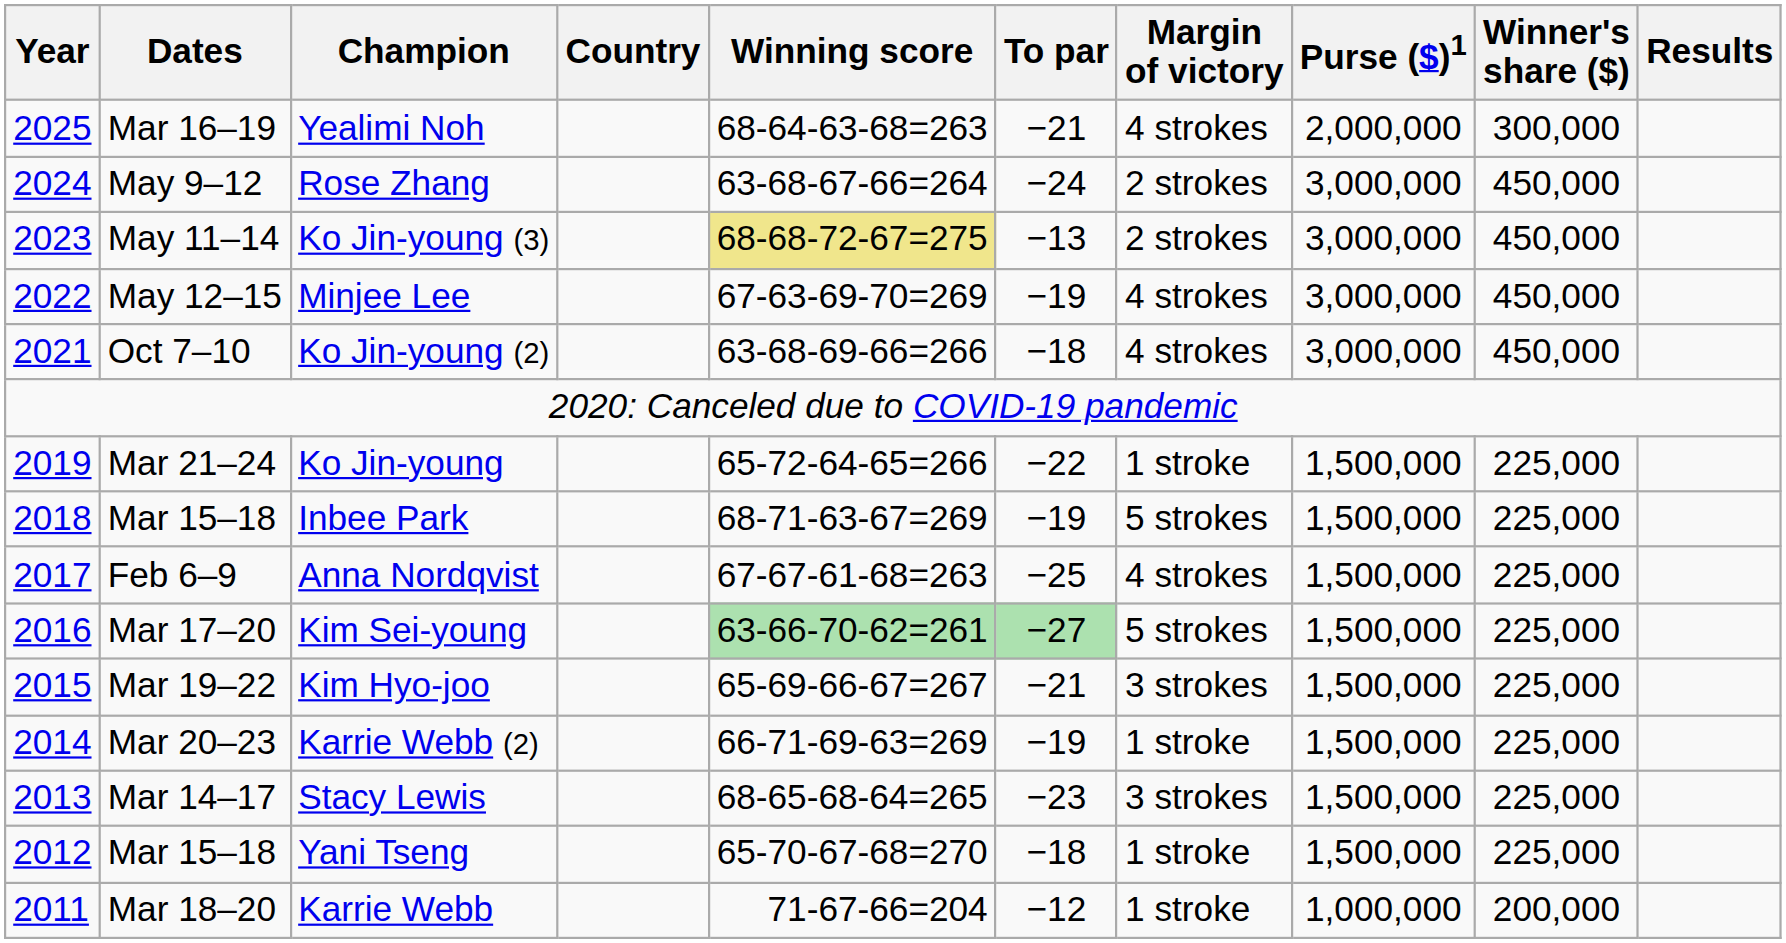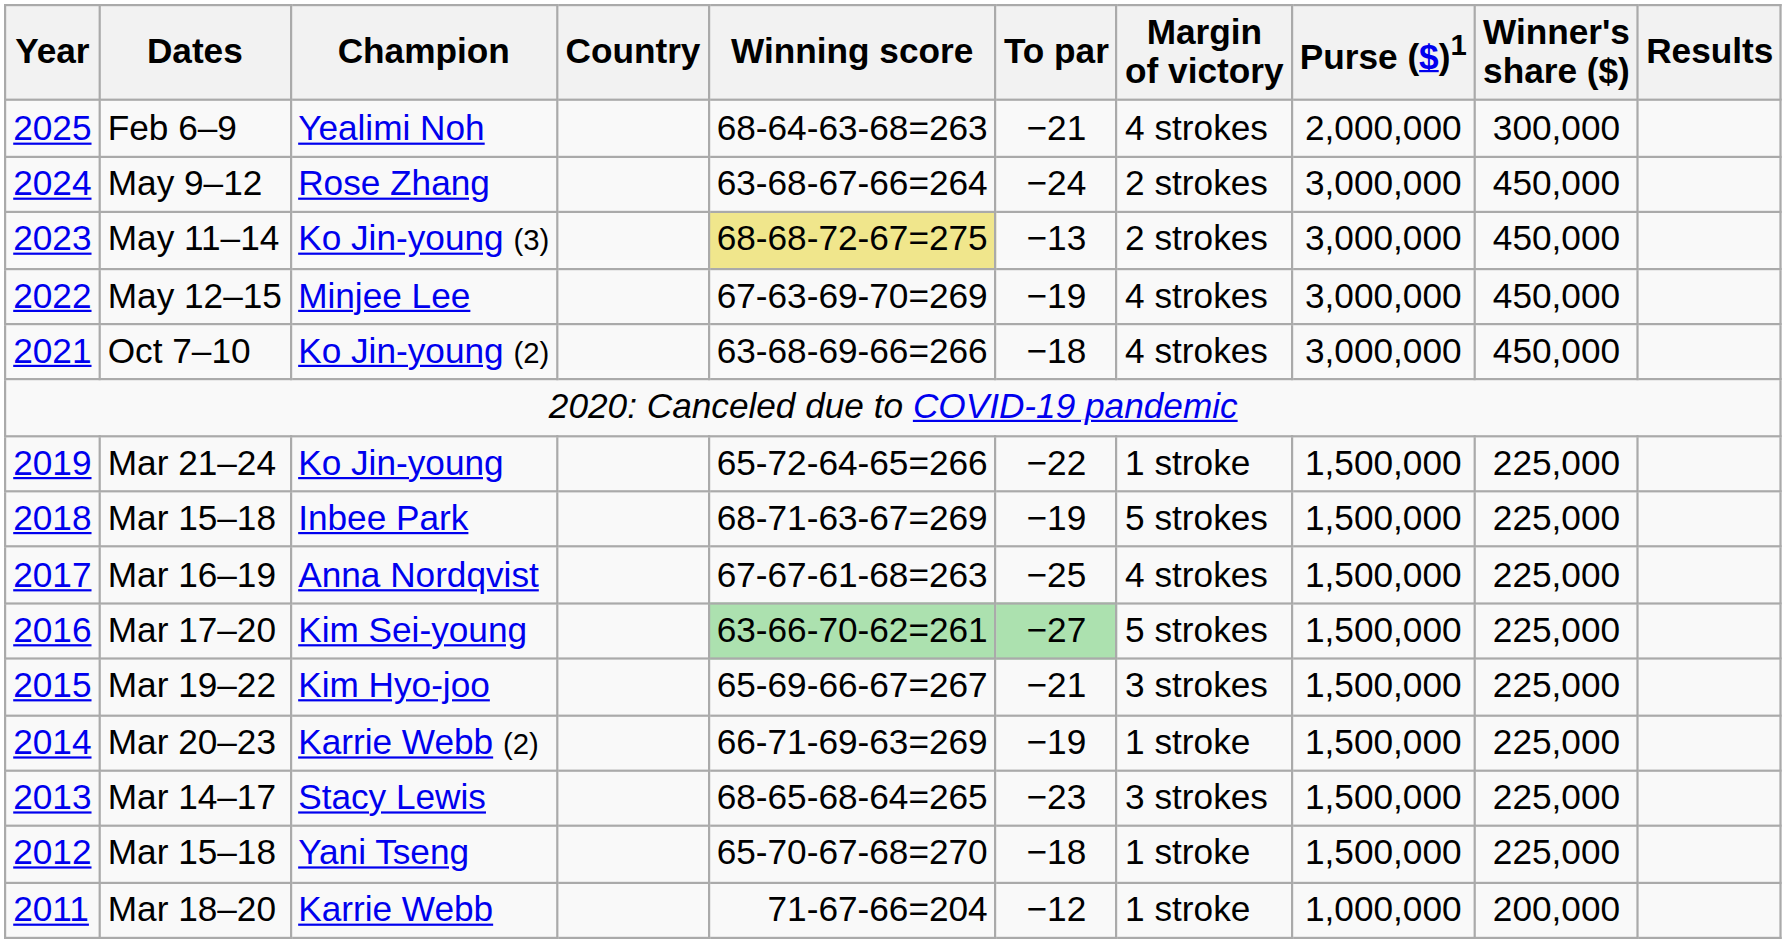(192, 127) Mar 16–19 -> (172, 127) Feb 6–9
(172, 574) Feb 6–9 -> (192, 574) Mar 16–19
